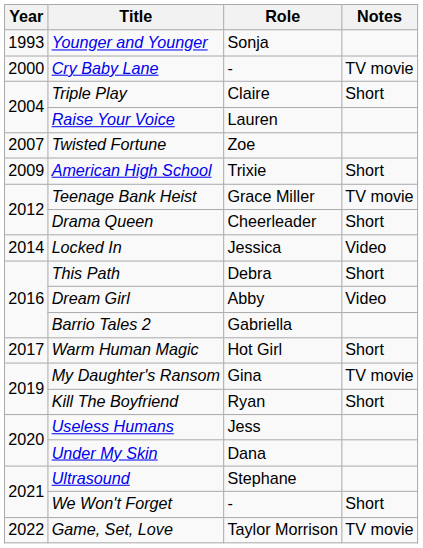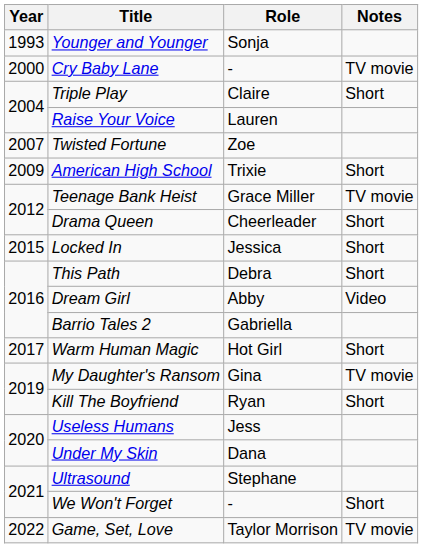(26, 247) 2014 -> (26, 247) 2015
(366, 247) Video -> (365, 247) Short
